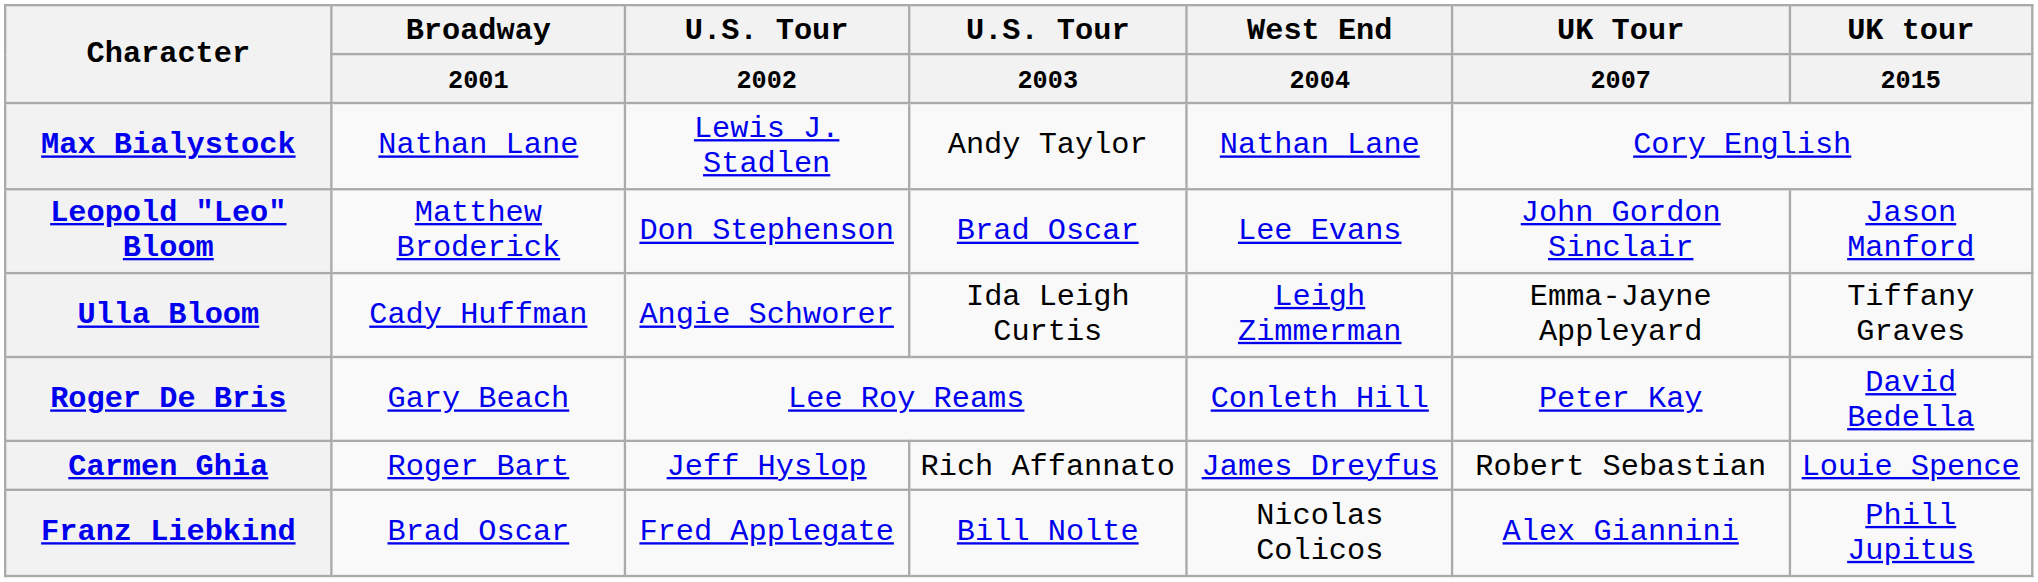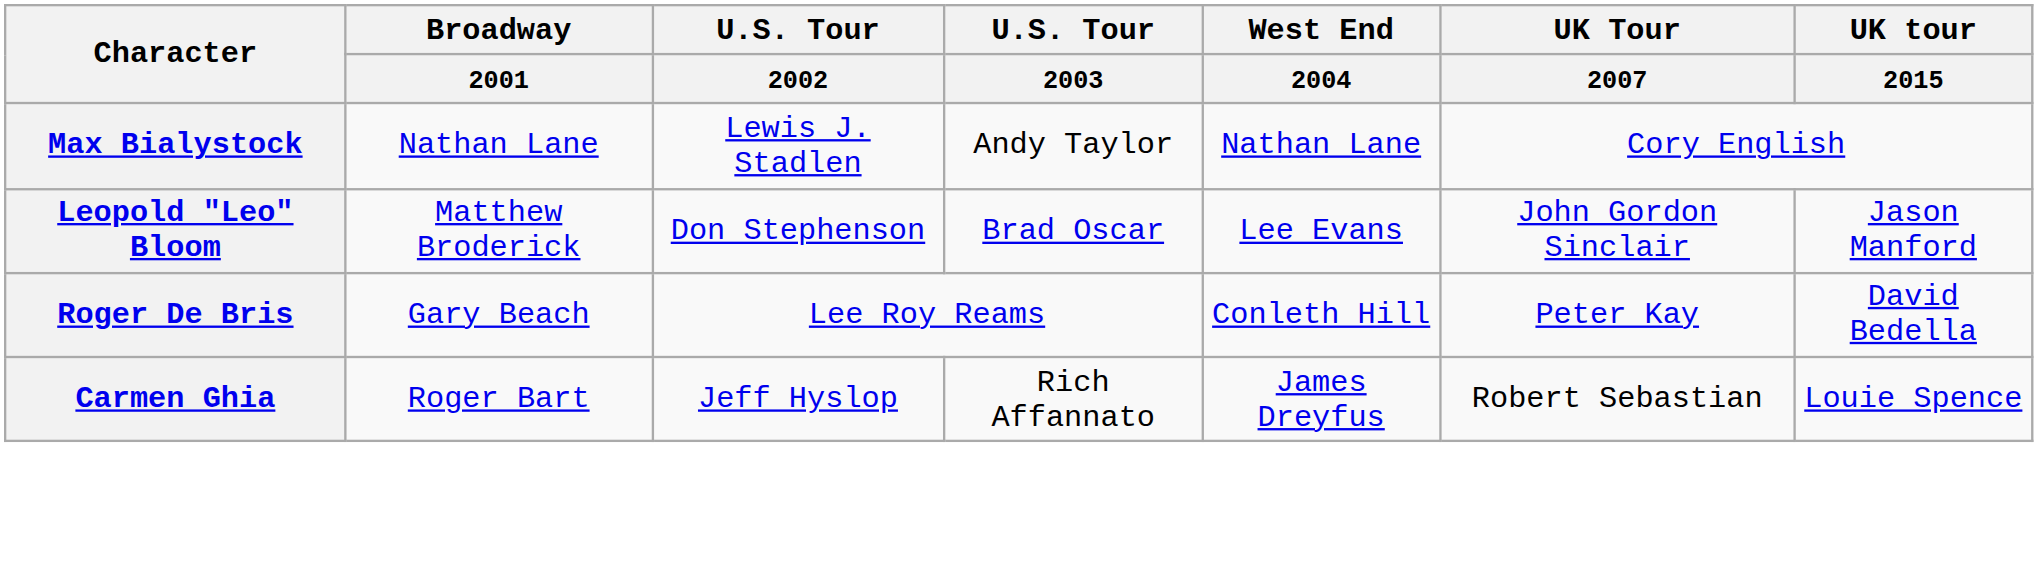- row: (168, 315)
- row: (168, 533)
